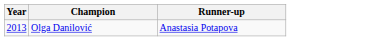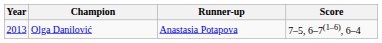+ column: (332, 12)
